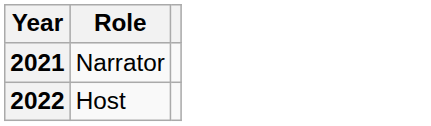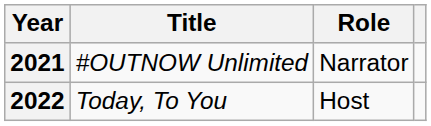+ column: (192, 23)
